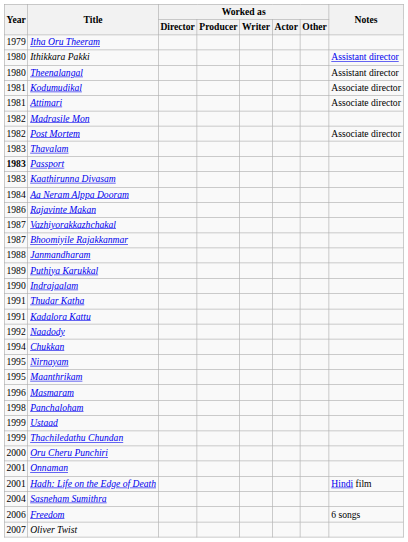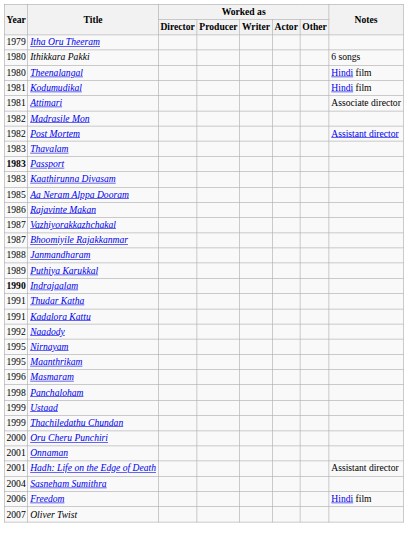(365, 57) Assistant director -> (346, 57) 6 songs
(365, 73) Assistant director -> (351, 73) Hindi film
(366, 88) Associate director -> (351, 88) Hindi film
(366, 133) Associate director -> (365, 133) Assistant director
(16, 194) 1984 -> (16, 194) 1985
(16, 286) normal -> (16, 286) bold
- row: (47, 347)
(351, 484) Hindi film -> (365, 468) Assistant director
(346, 514) 6 songs -> (351, 499) Hindi film
